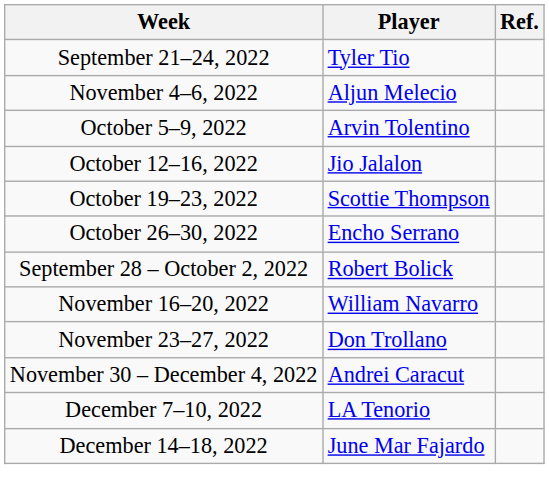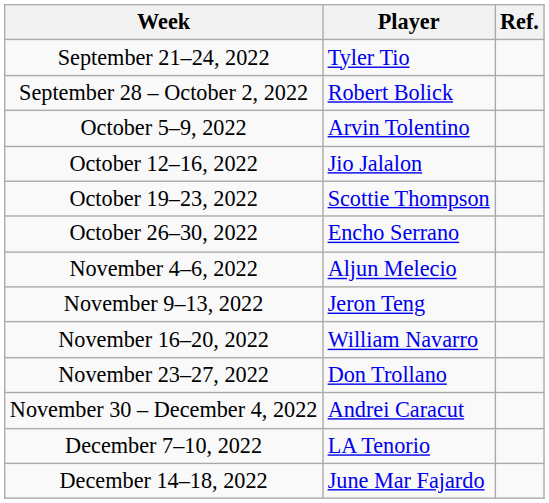rows swapped: (164, 269) <-> (164, 92)
+ row: (164, 304)
